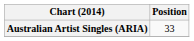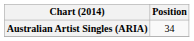(169, 28) 33 -> (169, 28) 34
